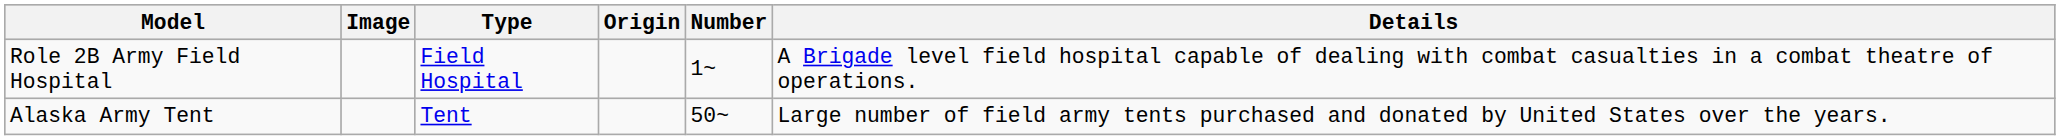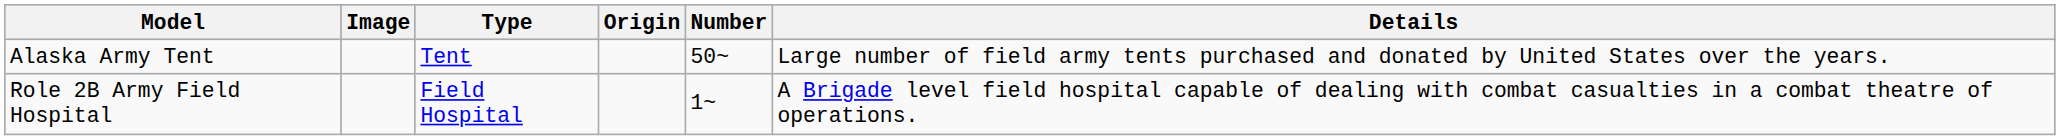rows swapped: (112, 116) <-> (125, 69)
